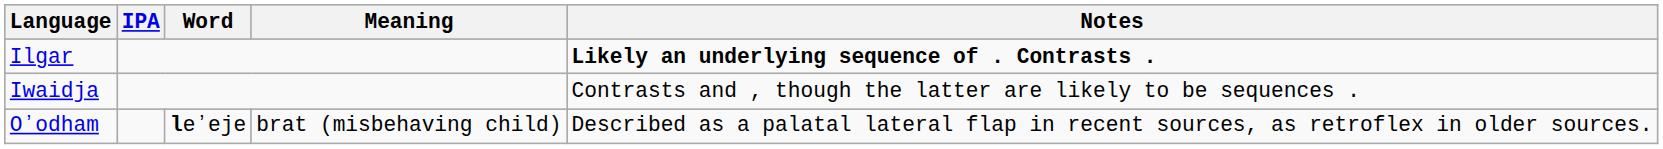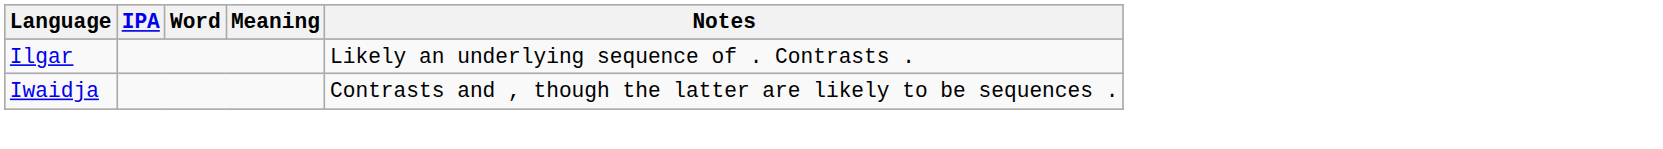(864, 57) bold -> (622, 57) normal
- row: (54, 126)
